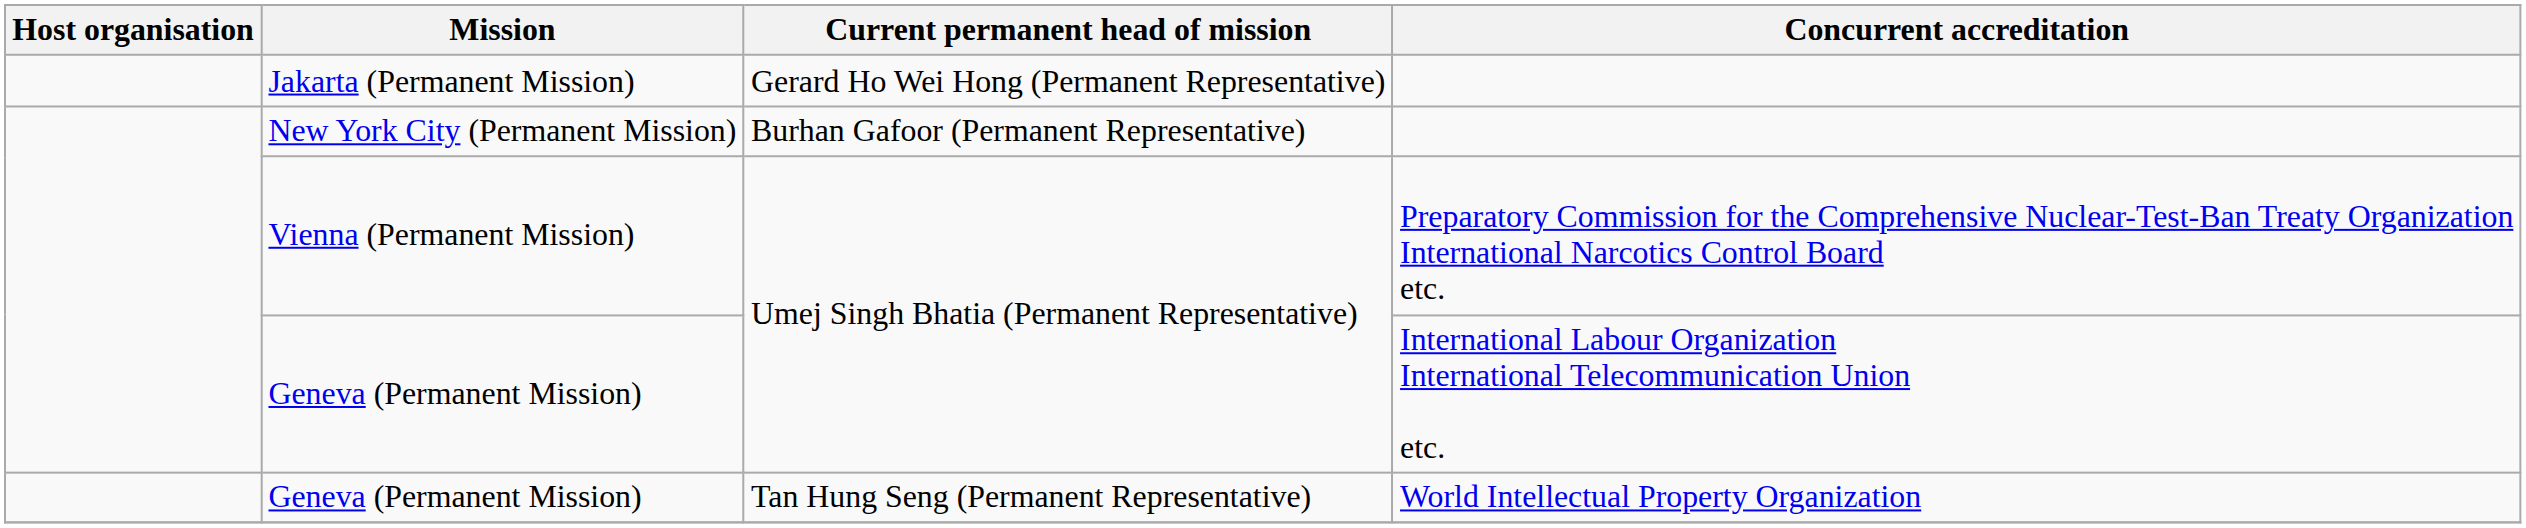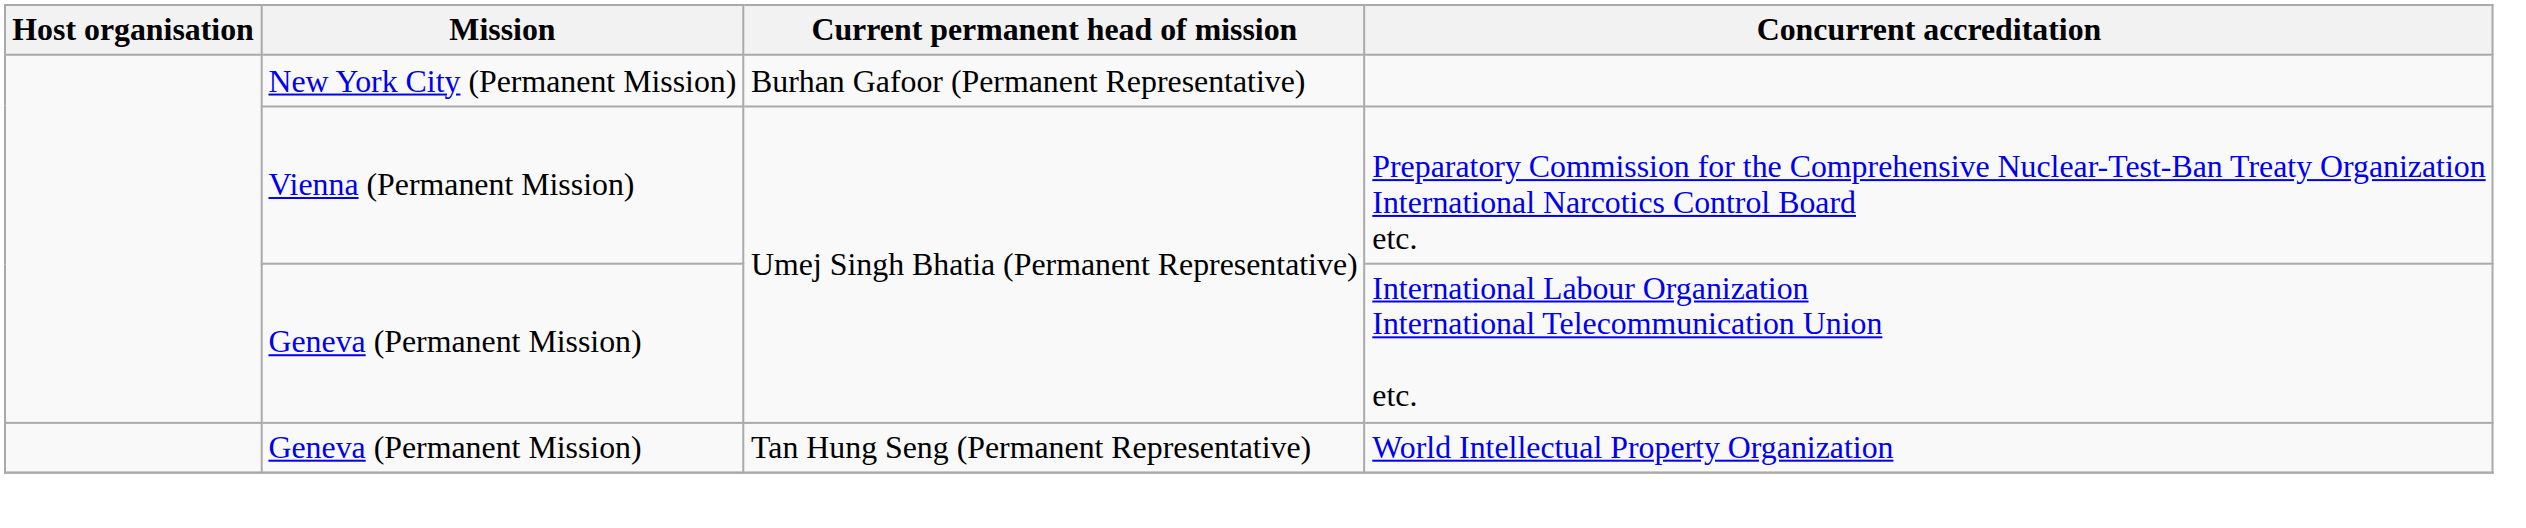- row: (452, 80)
